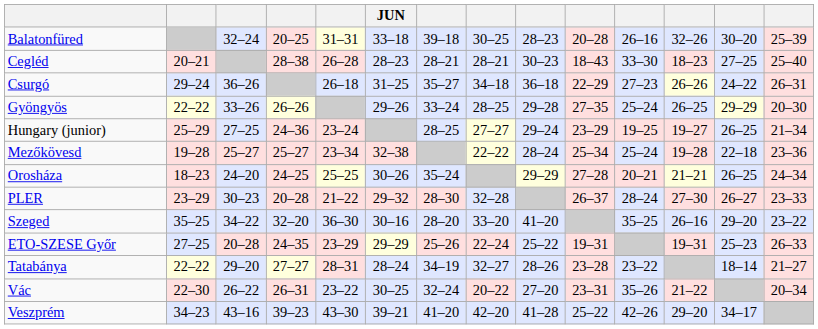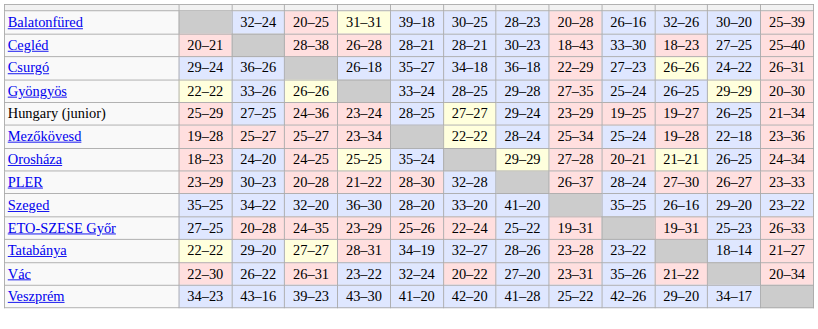- column: (391, 15)
